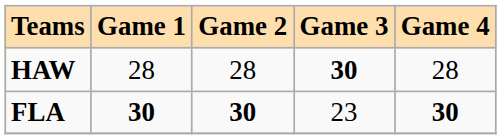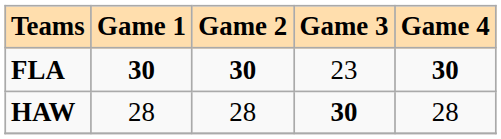rows swapped: (38, 111) <-> (43, 69)
